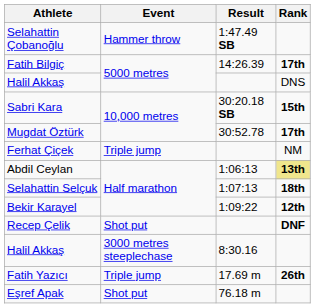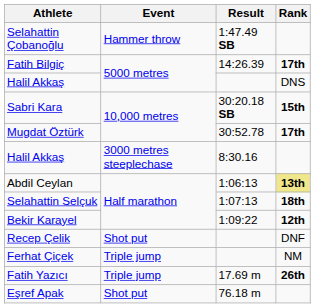rows swapped: (36, 250) <-> (40, 151)
(293, 225) bold -> (293, 238) normal
